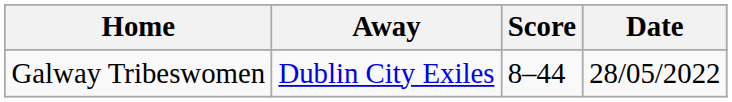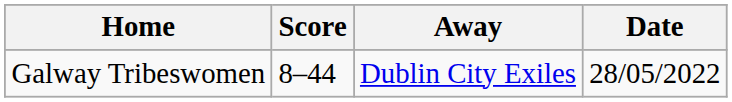columns swapped: (542, 27) <-> (386, 27)
